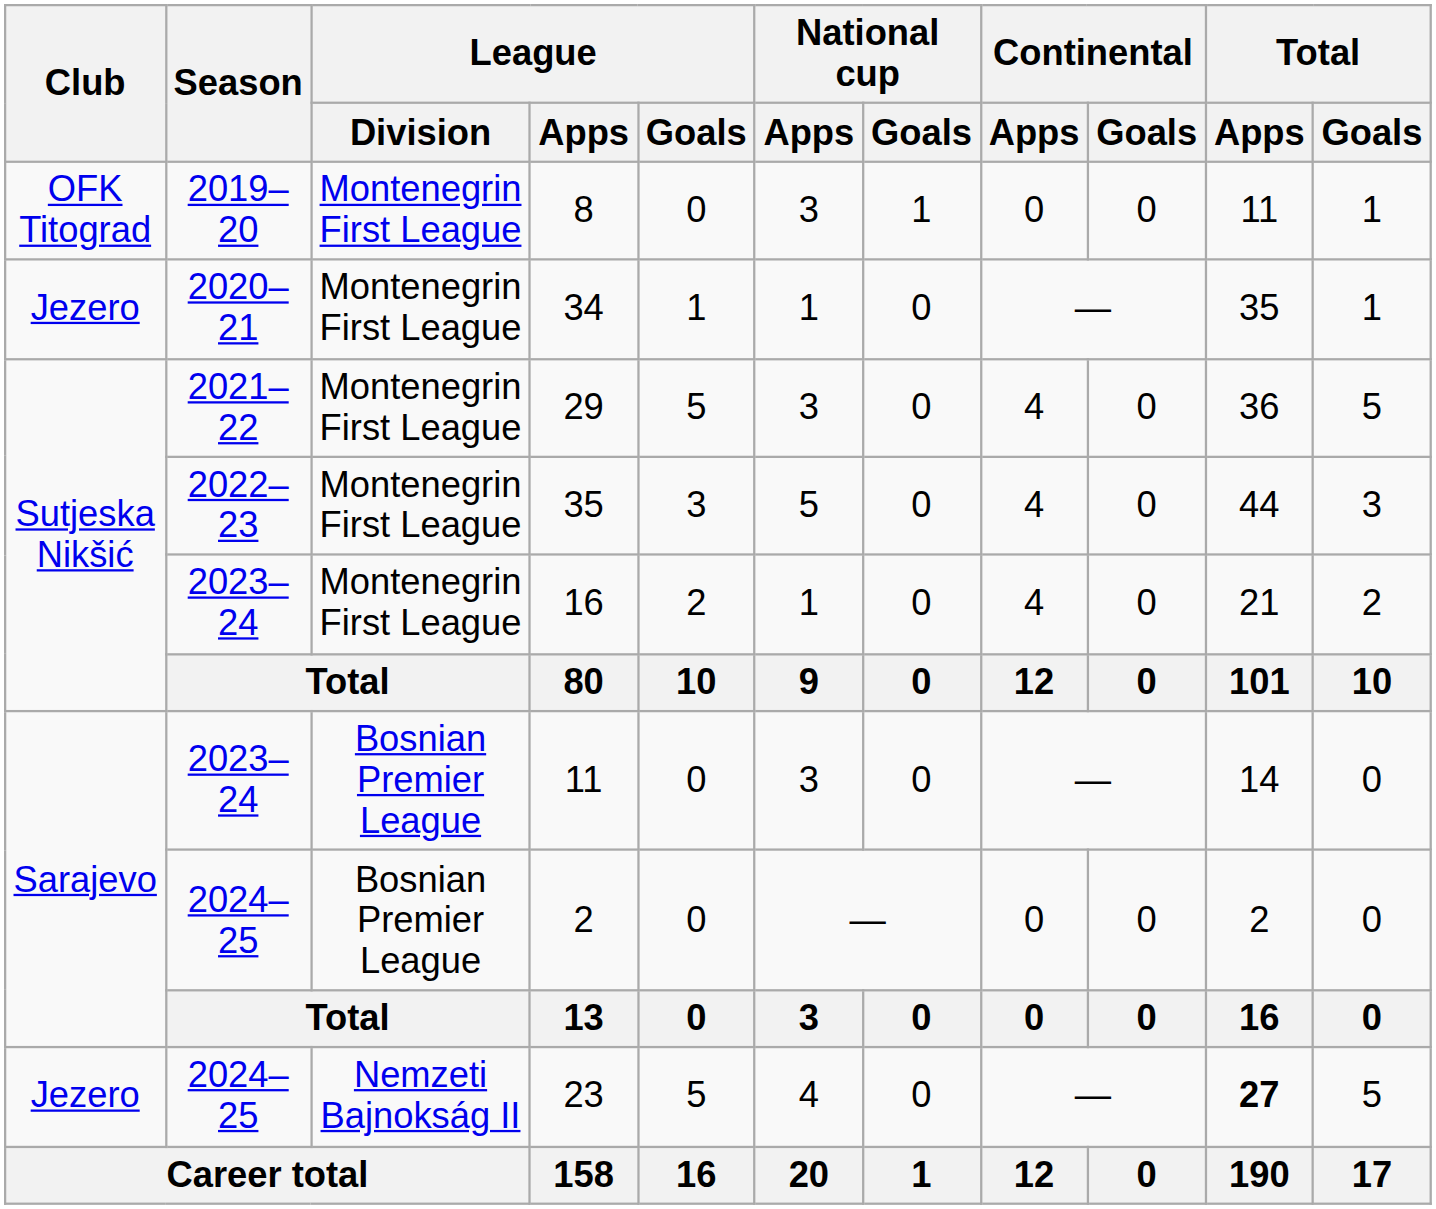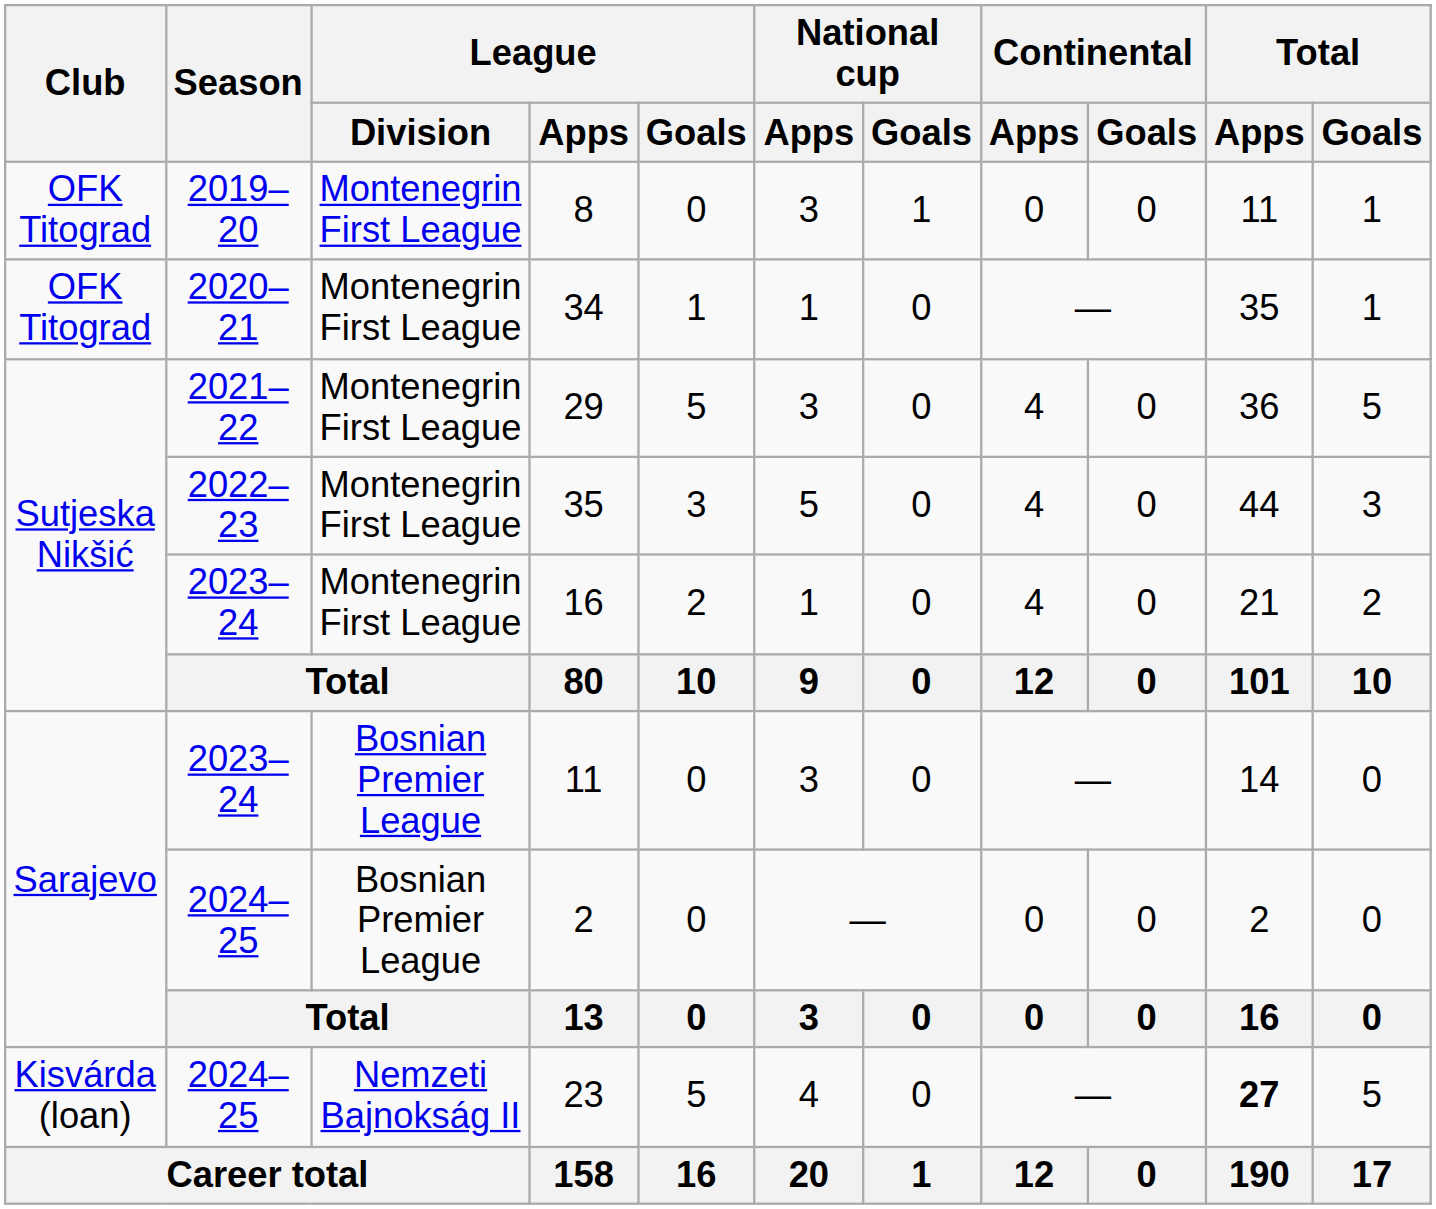(85, 308) Jezero -> (85, 308) OFK Titograd
(85, 1095) Jezero -> (85, 1095) Kisvárda (loan)
